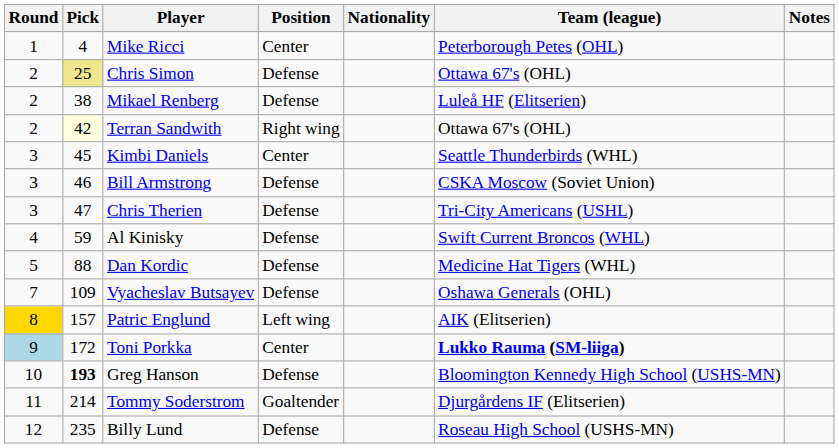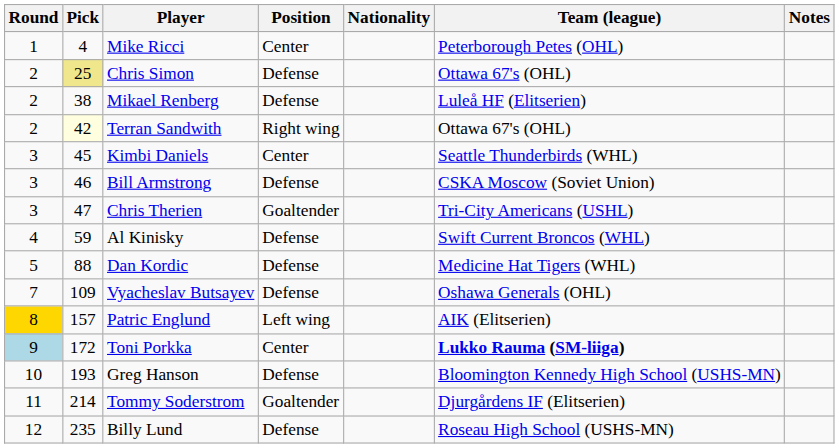(291, 210) Defense -> (301, 210) Goaltender
(83, 374) bold -> (83, 374) normal
